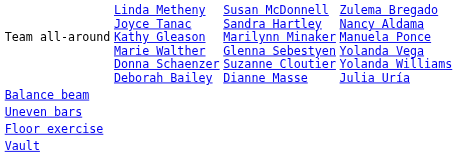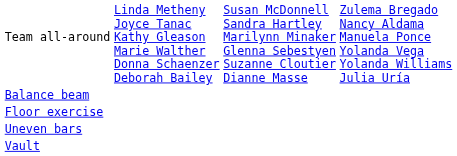rows swapped: (54, 129) <-> (43, 112)
